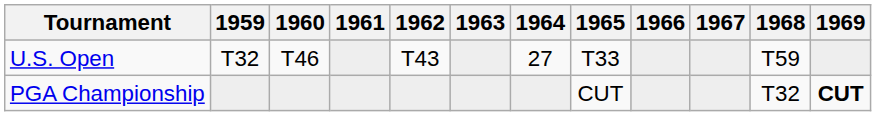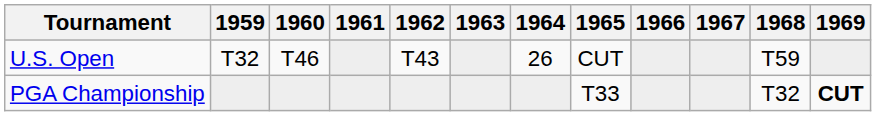(540, 58) 27 -> (540, 58) 26
(600, 58) T33 -> (600, 58) CUT
(600, 93) CUT -> (600, 93) T33
